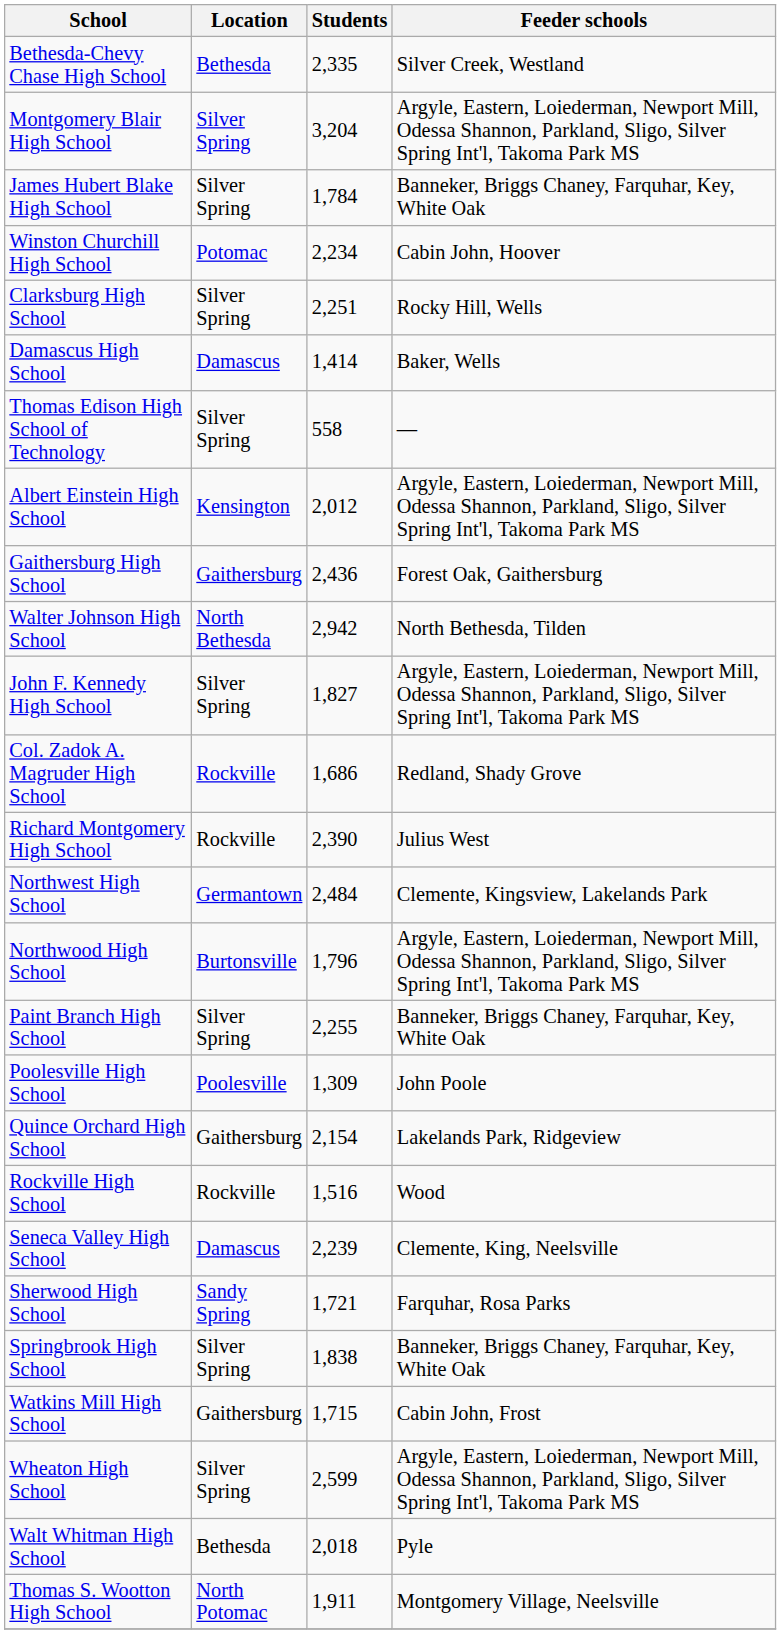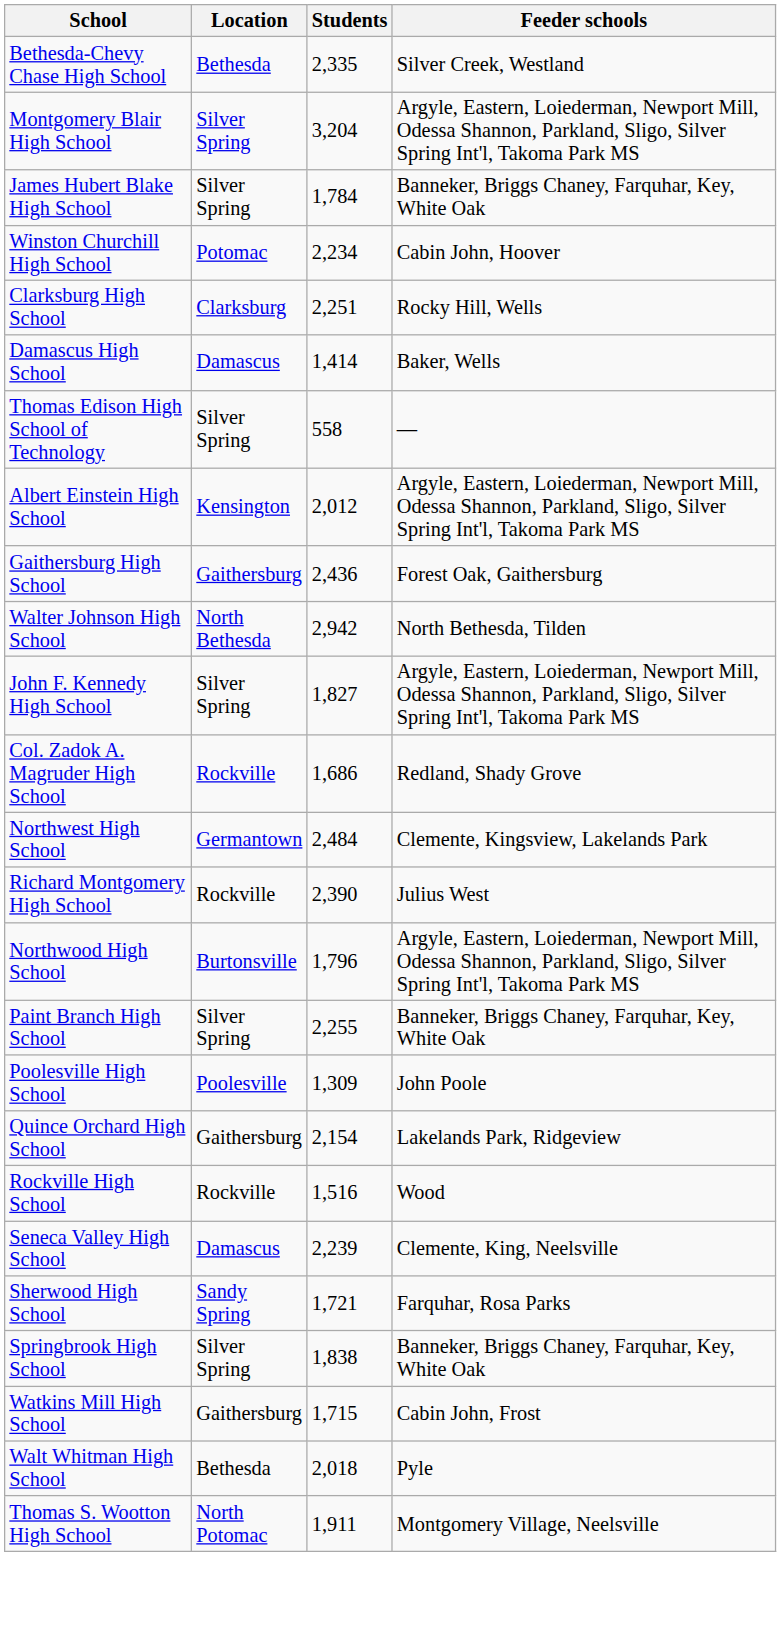(223, 307) Silver Spring -> (241, 307) Clarksburg
rows swapped: (97, 839) <-> (75, 894)
- row: (69, 1479)
